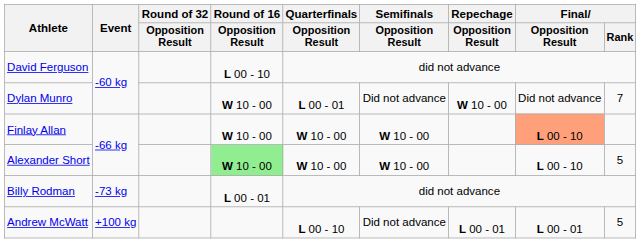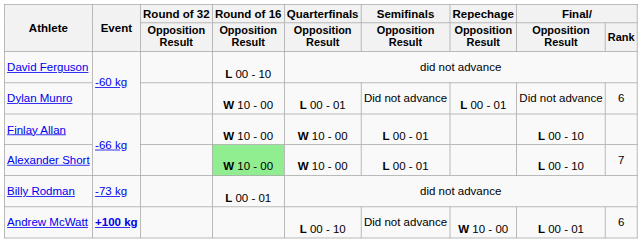(482, 105) W 10 - 00 -> (483, 105) L 00 - 01
(620, 99) 7 -> (621, 99) 6
(404, 136) W 10 - 00 -> (406, 136) L 00 - 01
(560, 136) lightsalmon background -> (561, 136) no background
(404, 167) W 10 - 00 -> (406, 167) L 00 - 01
(620, 161) 5 -> (621, 161) 7
(116, 223) normal -> (116, 223) bold
(482, 229) L 00 - 01 -> (483, 229) W 10 - 00
(620, 223) 5 -> (621, 223) 6
